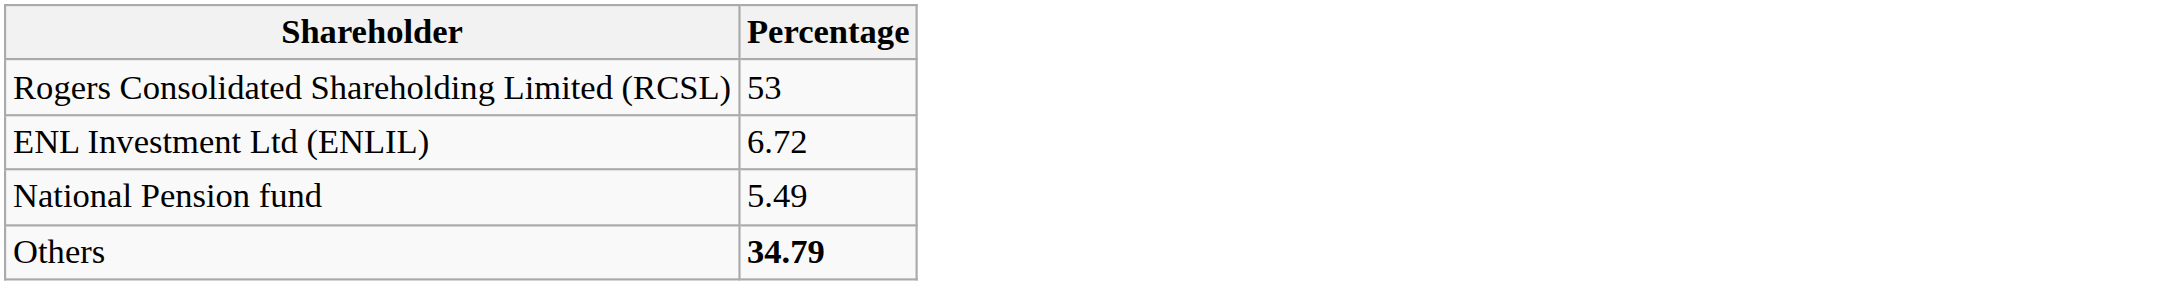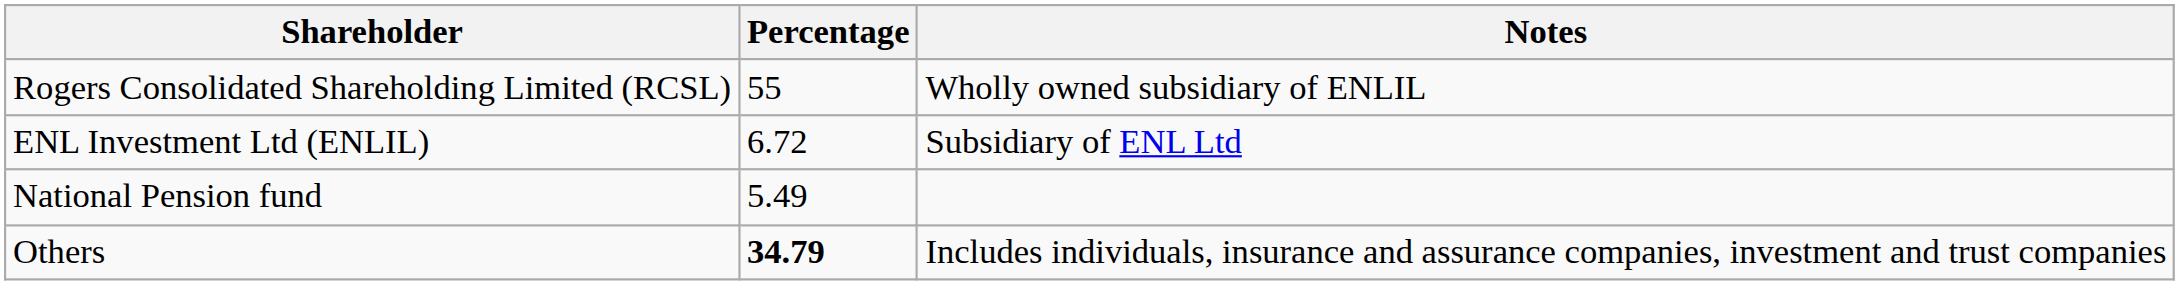+ column: (1546, 31)
(764, 86) 53 -> (764, 86) 55
